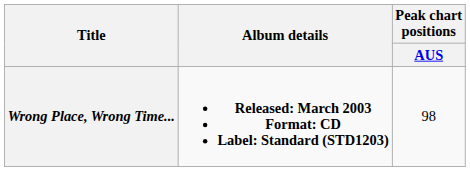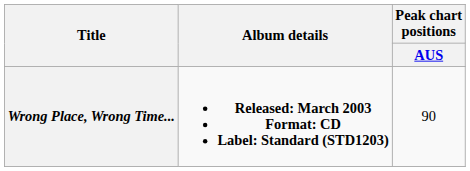(429, 116) 98 -> (429, 116) 90
